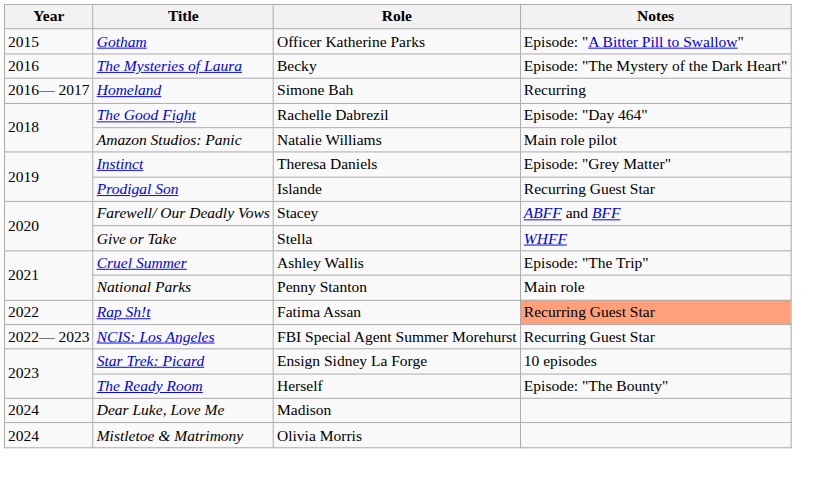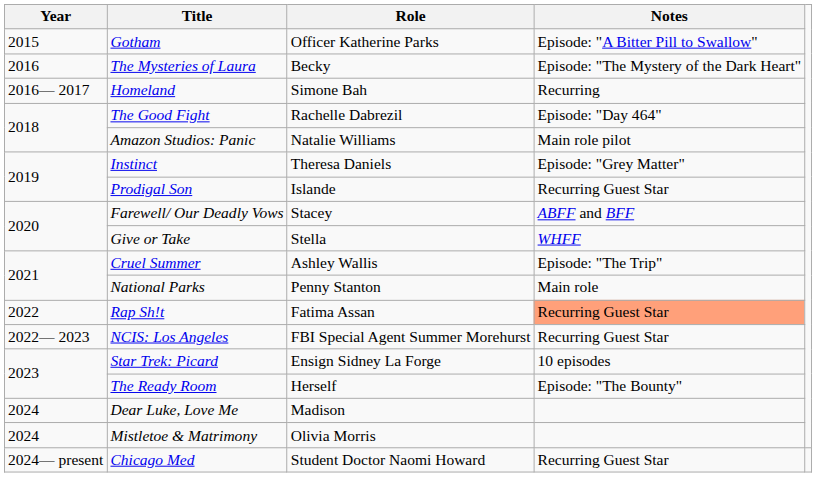+ row: (153, 459)
